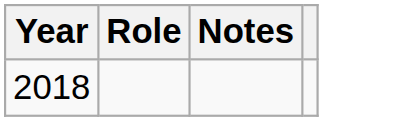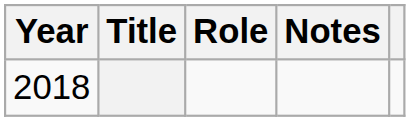+ column: (142, 32)
